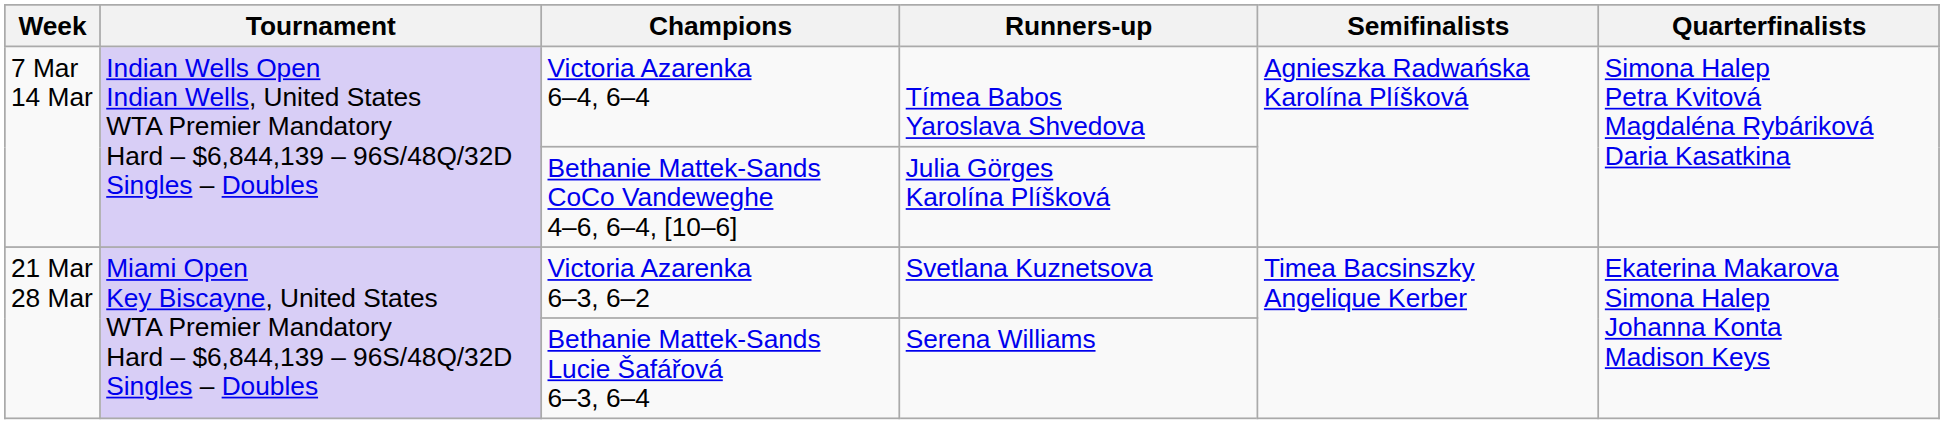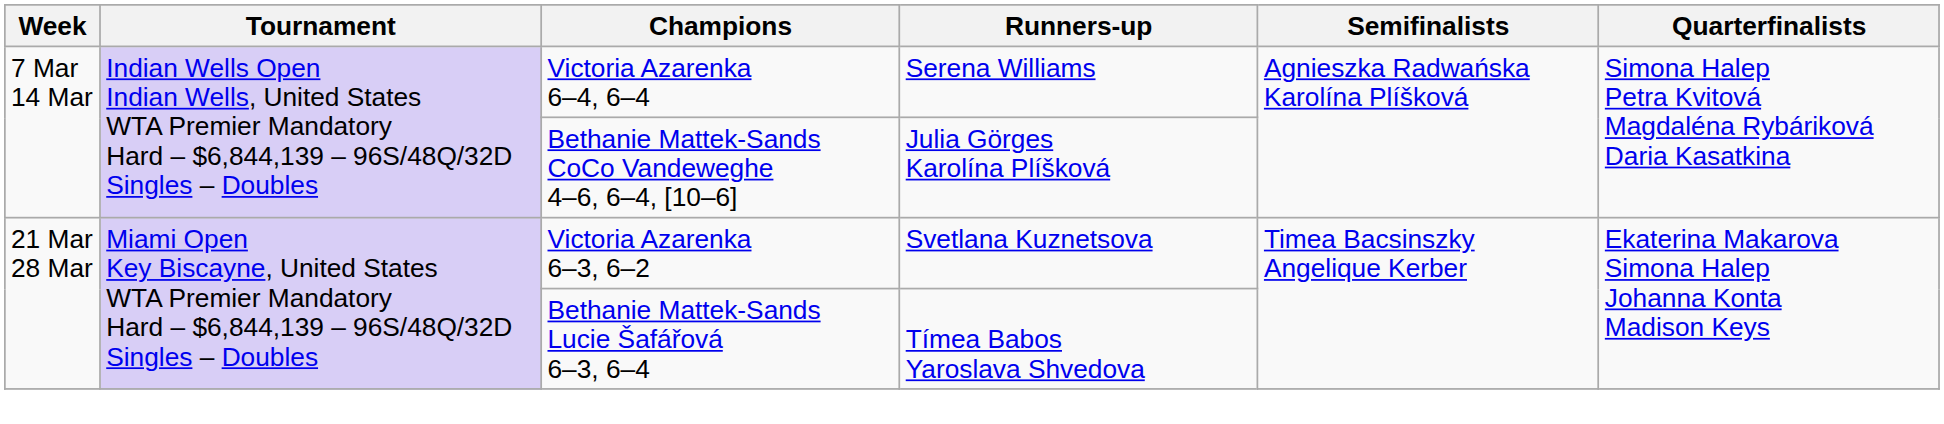(1025, 112) Tímea Babos Yaroslava Shvedova -> (1001, 67) Serena Williams
(1001, 339) Serena Williams -> (1025, 354) Tímea Babos Yaroslava Shvedova
